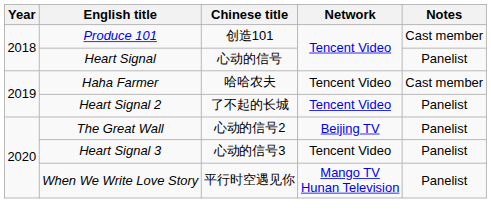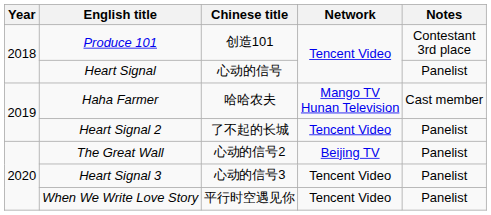(444, 36) Cast member -> (444, 42) Contestant 3rd place
(350, 82) Tencent Video -> (350, 100) Mango TV Hunan Television
(350, 180) Mango TV Hunan Television -> (350, 198) Tencent Video
